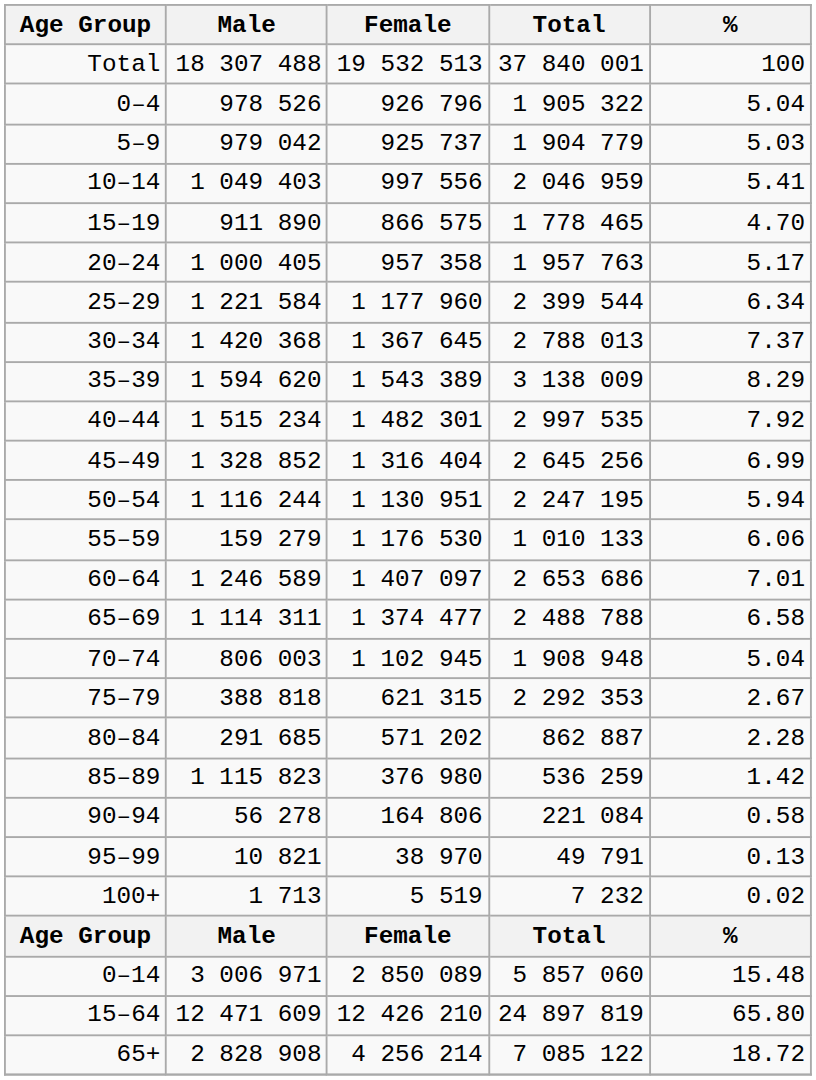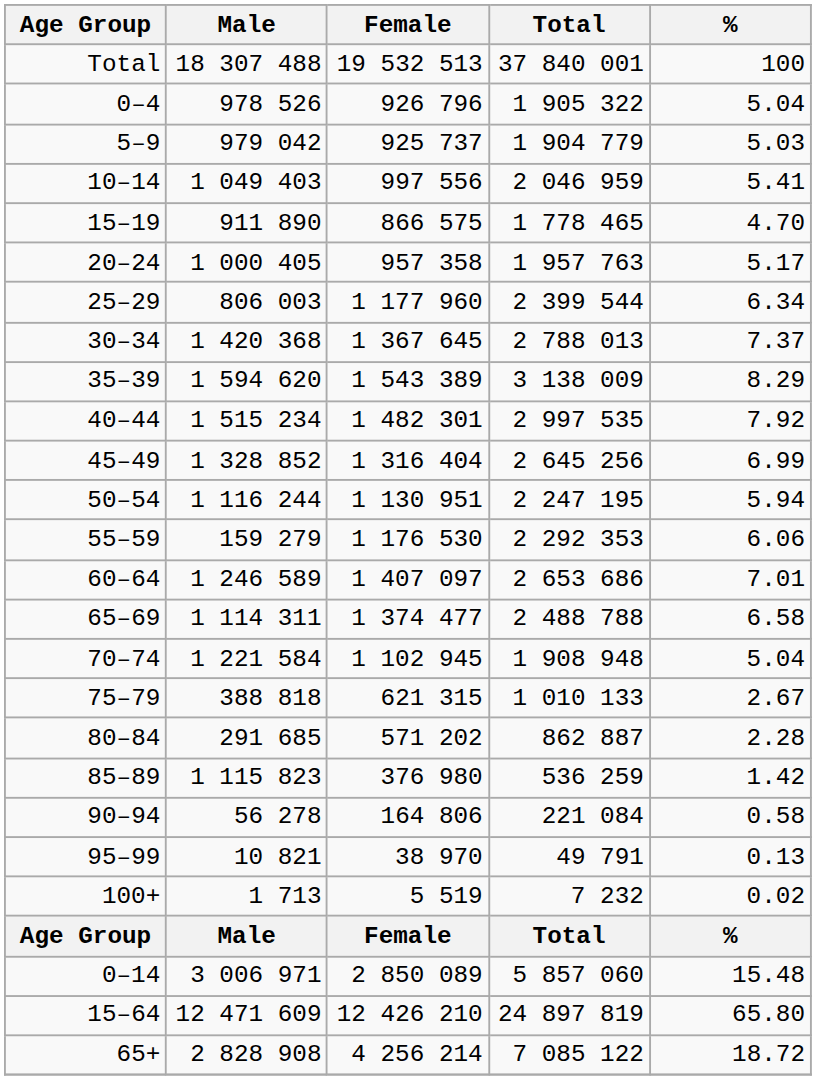(256, 302) 1 221 584 -> (270, 302) 806 003
(578, 540) 1 010 133 -> (578, 540) 2 292 353
(270, 659) 806 003 -> (256, 659) 1 221 584
(578, 698) 2 292 353 -> (578, 698) 1 010 133
